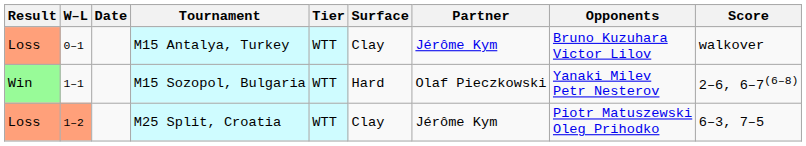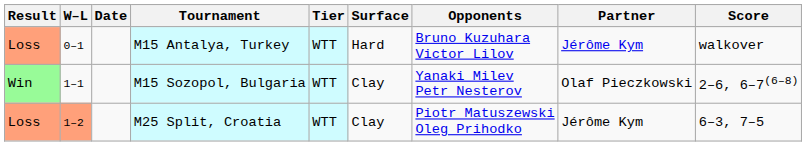columns swapped: (481, 16) <-> (623, 16)
(368, 46) Clay -> (368, 46) Hard
(368, 84) Hard -> (368, 84) Clay
